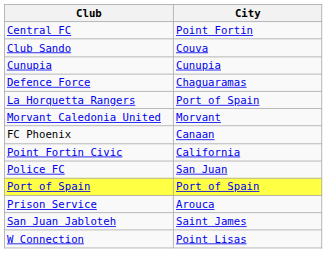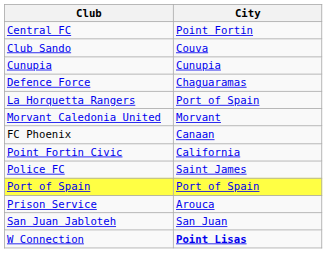(202, 169) San Juan -> (211, 169) Saint James
(211, 222) Saint James -> (202, 222) San Juan
(211, 239) normal -> (211, 239) bold
